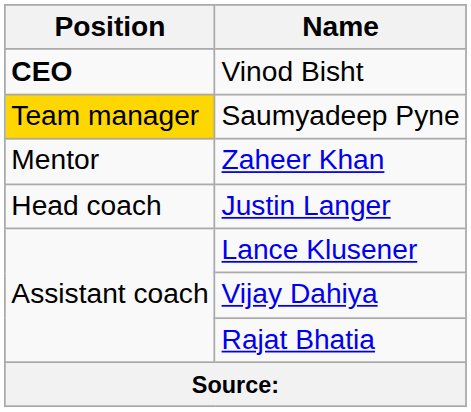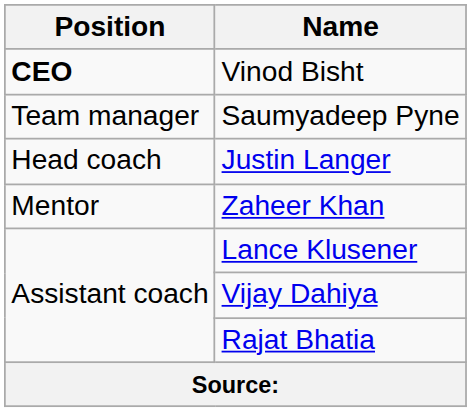(105, 116) gold background -> (105, 116) no background
rows swapped: (306, 205) <-> (303, 160)
